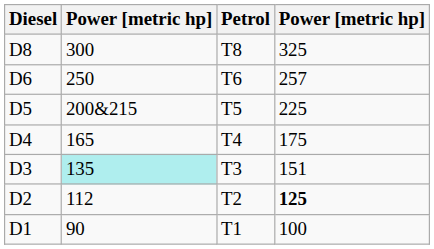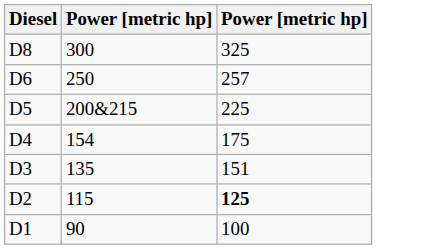- column: (245, 19)
(80, 139) 165 -> (80, 139) 154
(80, 169) paleturquoise background -> (80, 169) no background
(80, 199) 112 -> (80, 199) 115
